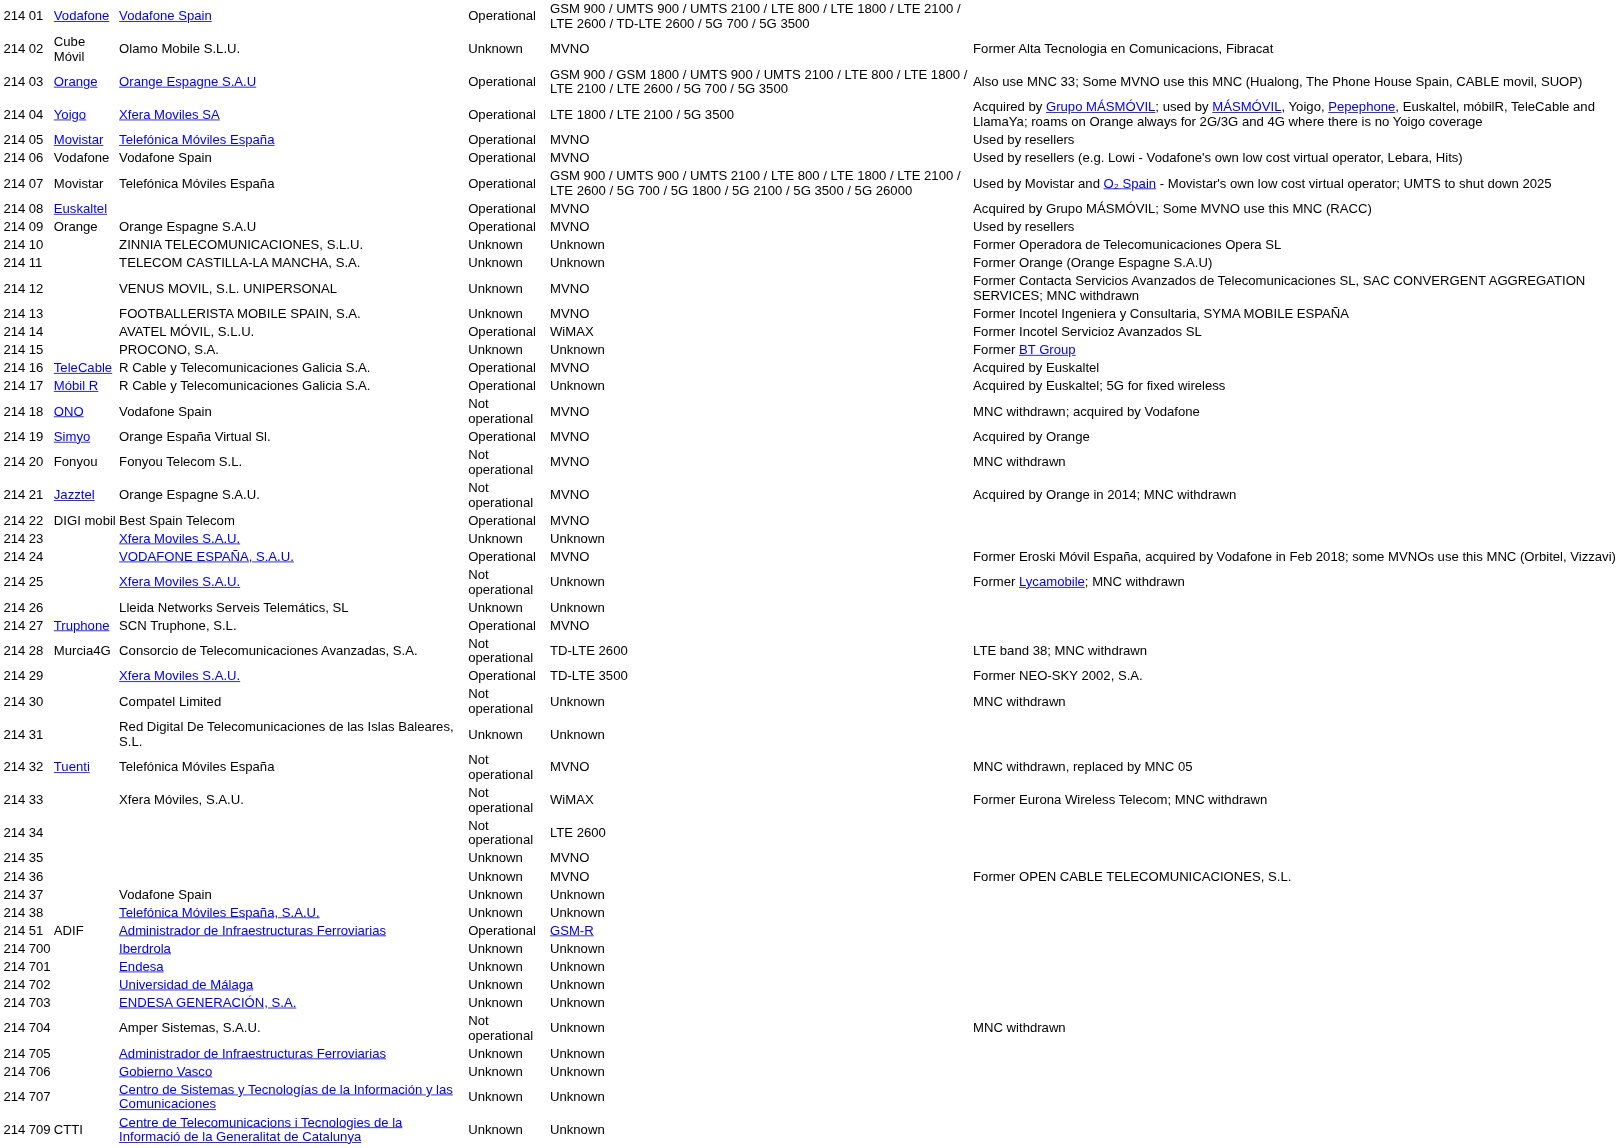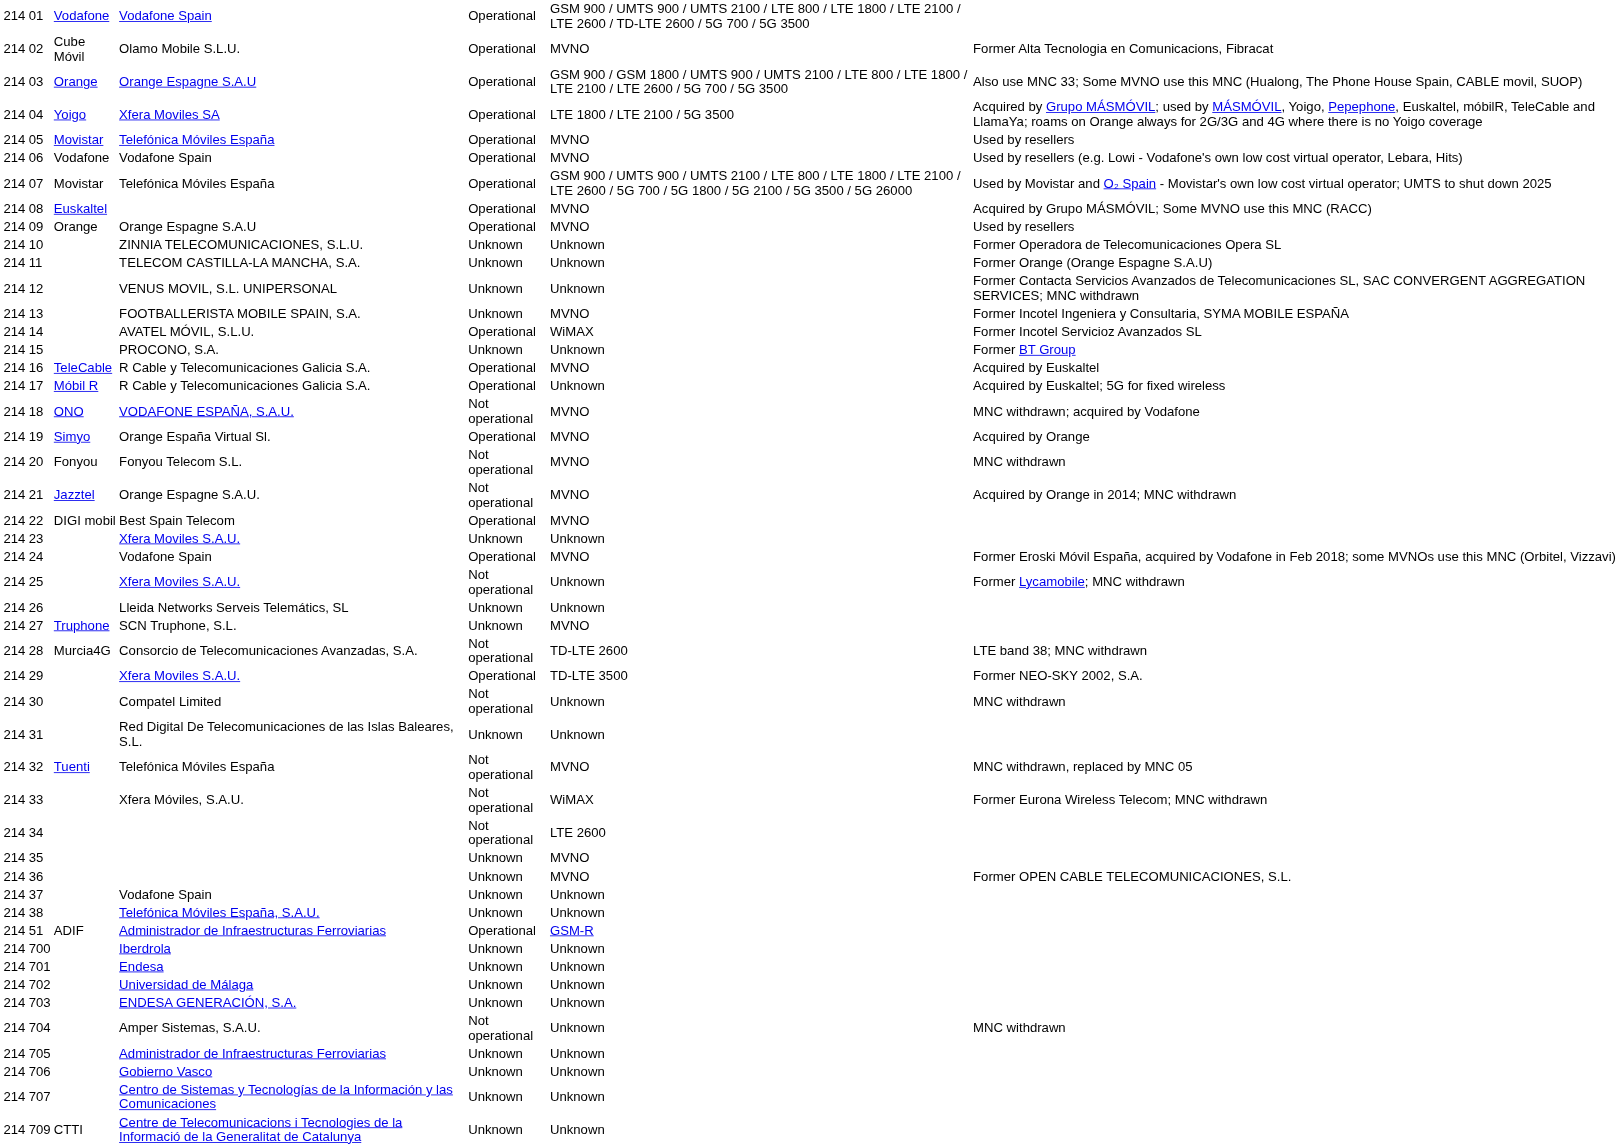(496, 49) Unknown -> (502, 49) Operational
(570, 288) MVNO -> (577, 288) Unknown
(165, 411) Vodafone Spain -> (206, 411) VODAFONE ESPAÑA, S.A.U.
(206, 556) VODAFONE ESPAÑA, S.A.U. -> (165, 556) Vodafone Spain
(502, 625) Operational -> (496, 625) Unknown
